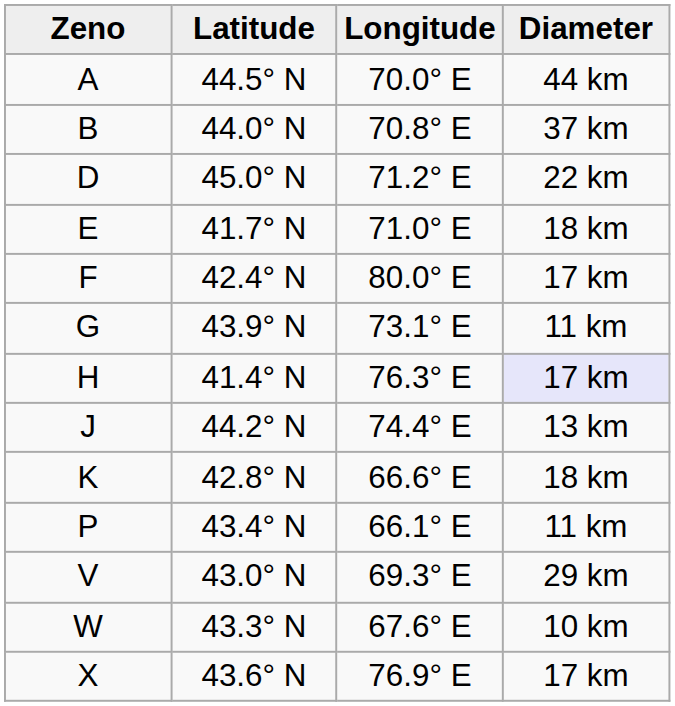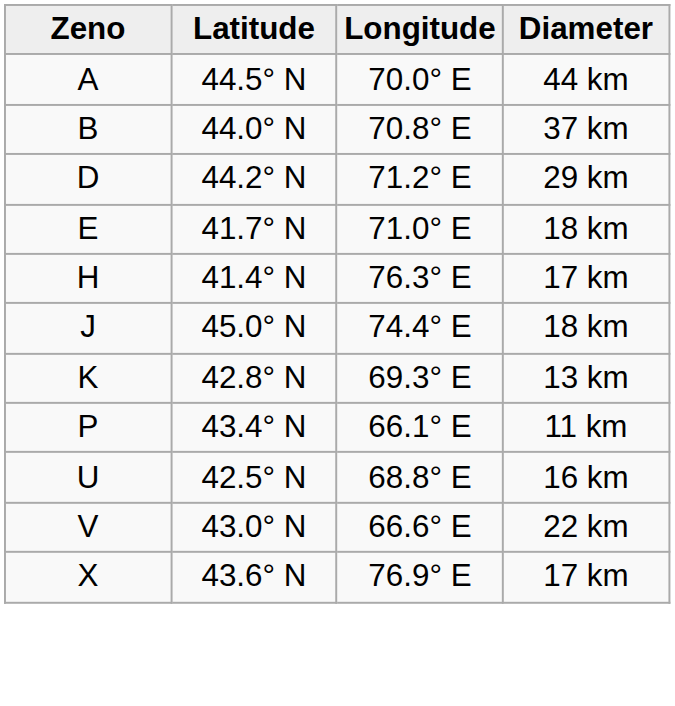(254, 178) 45.0° N -> (254, 178) 44.2° N
(586, 178) 22 km -> (586, 178) 29 km
- row: (88, 278)
- row: (88, 327)
(586, 377) lavender background -> (586, 278) no background
(254, 427) 44.2° N -> (254, 327) 45.0° N
(586, 427) 13 km -> (586, 327) 18 km
(420, 476) 66.6° E -> (420, 377) 69.3° E
(586, 476) 18 km -> (586, 377) 13 km
+ row: (88, 476)
(420, 576) 69.3° E -> (420, 526) 66.6° E
(586, 576) 29 km -> (586, 526) 22 km
- row: (88, 626)
